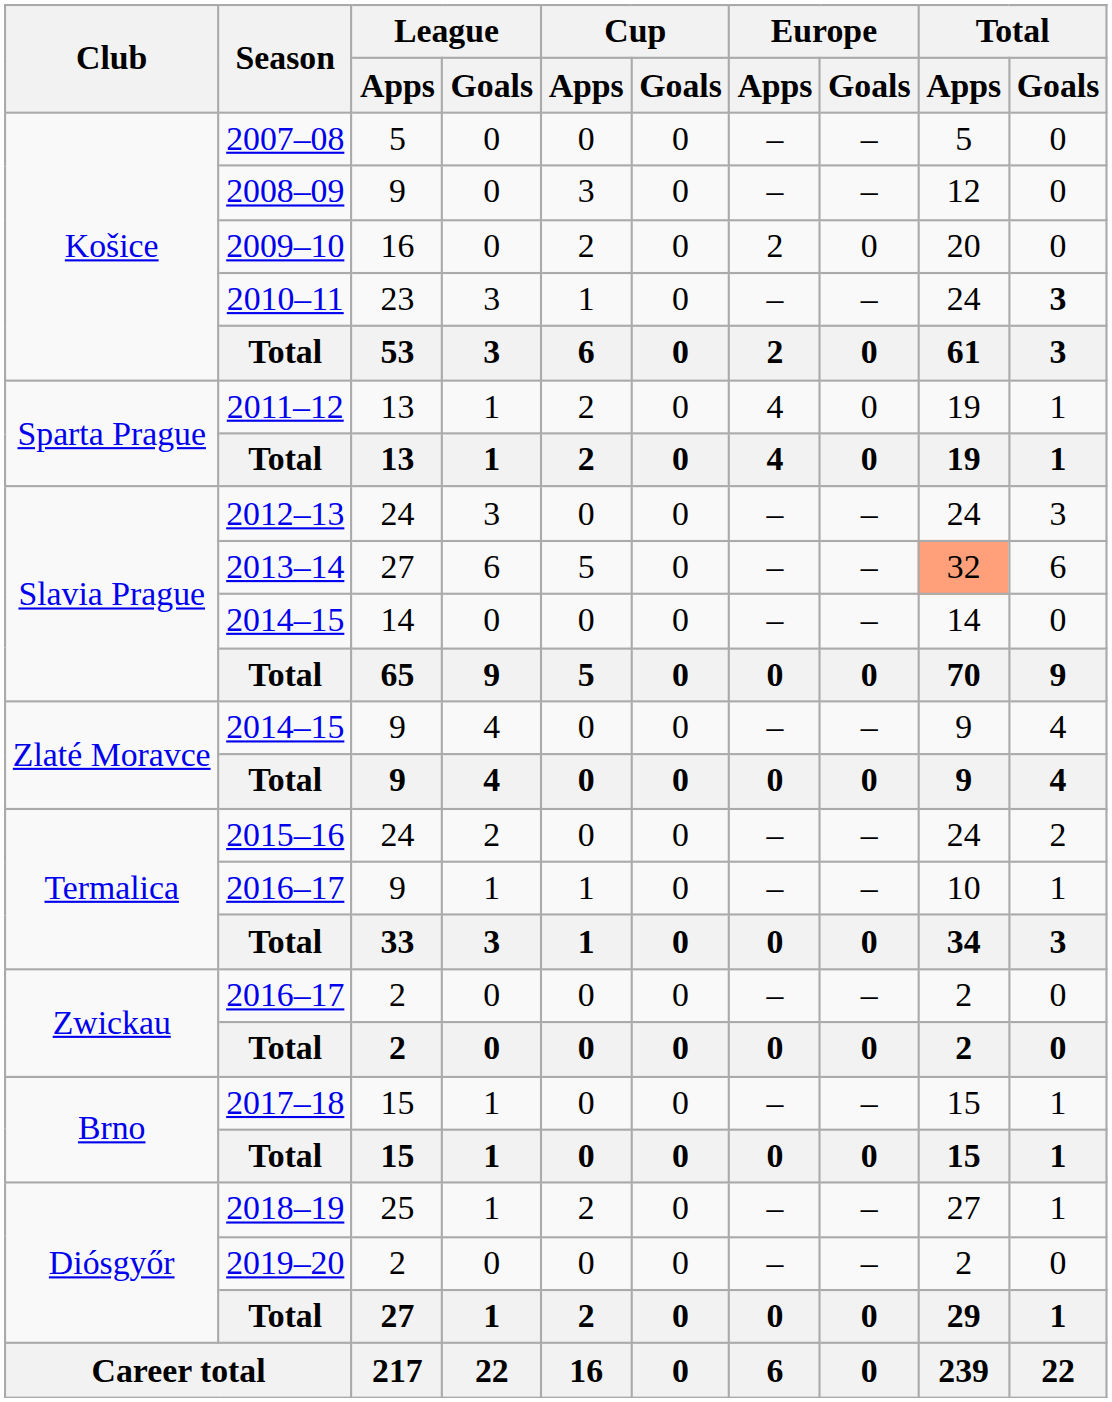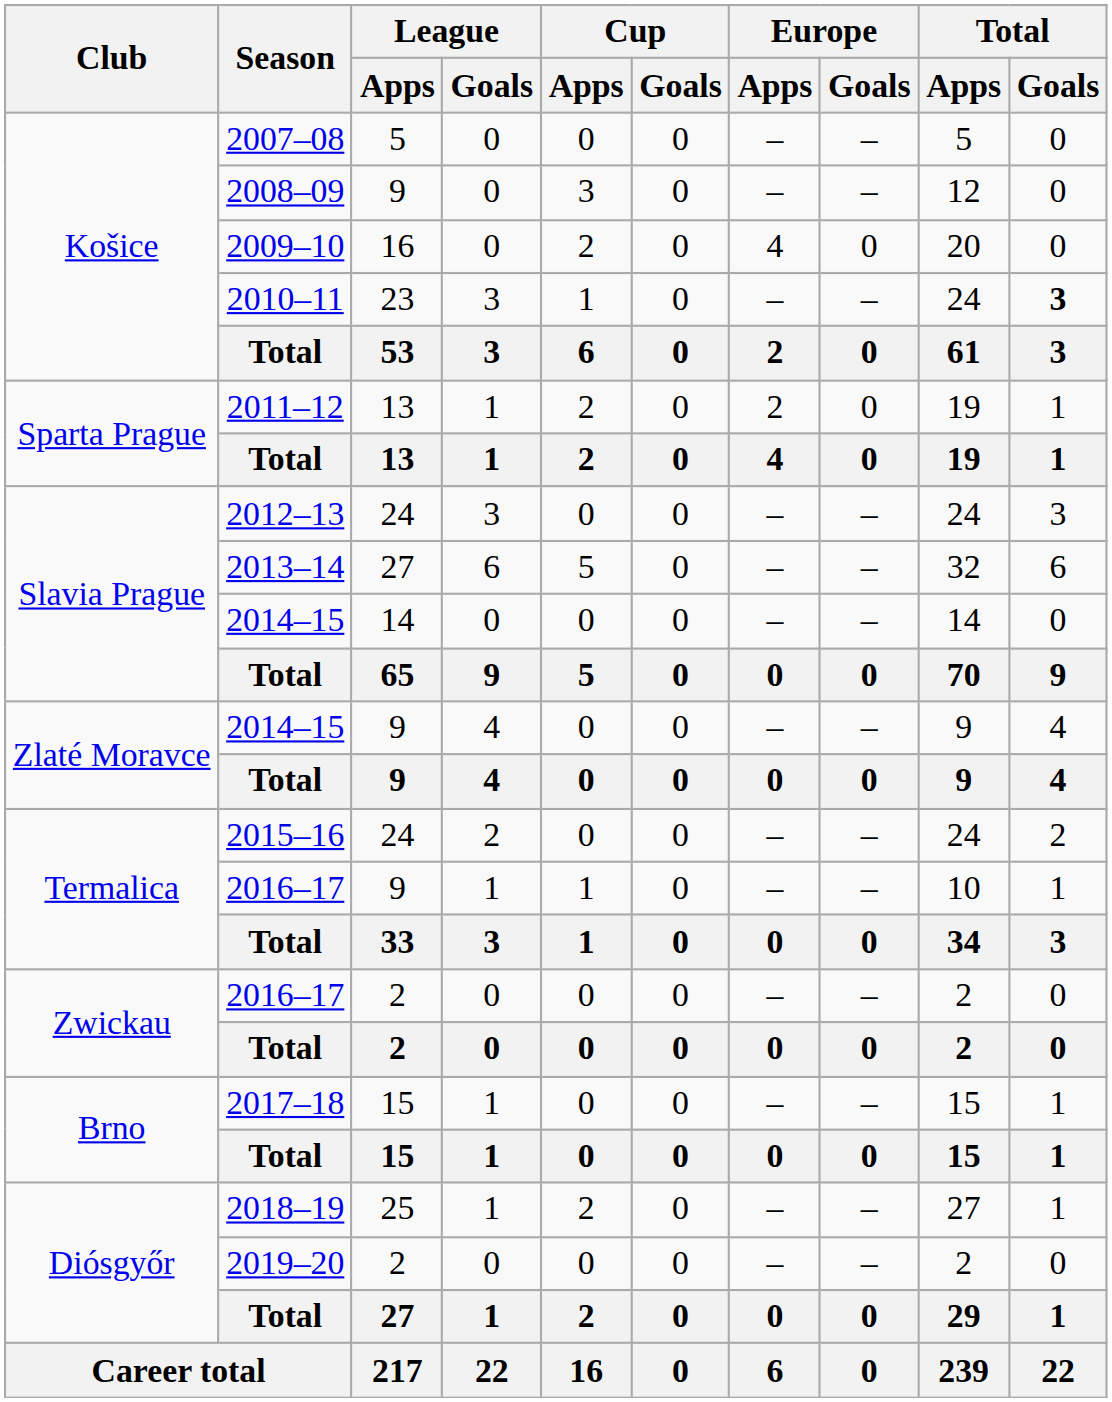(775, 245) 2 -> (775, 245) 4
(775, 406) 4 -> (775, 406) 2
(964, 566) lightsalmon background -> (964, 566) no background
